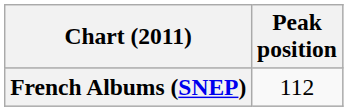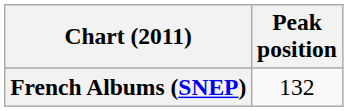(297, 86) 112 -> (297, 86) 132
